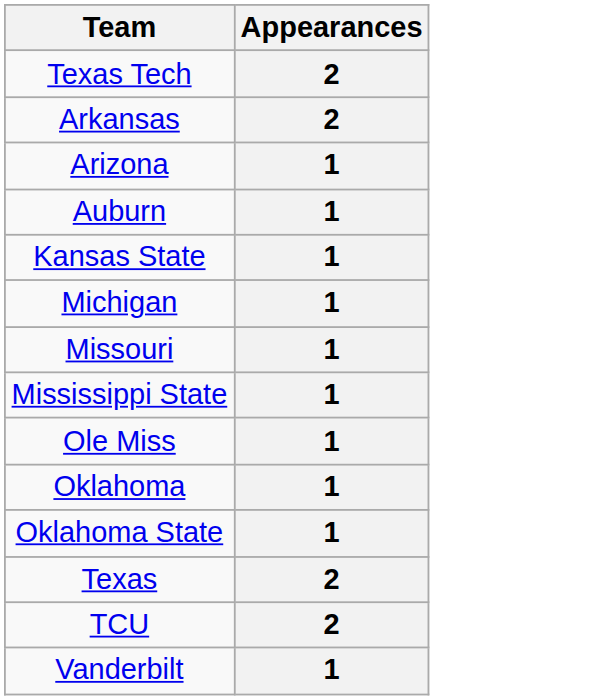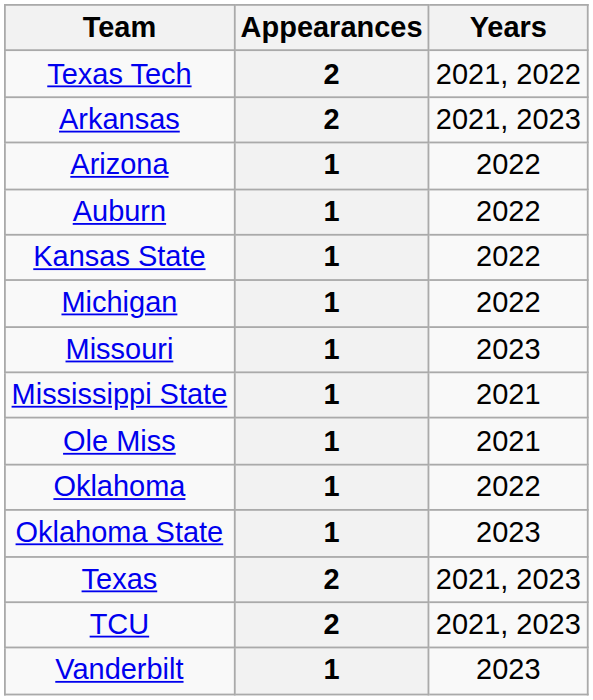+ column: (508, 27)
